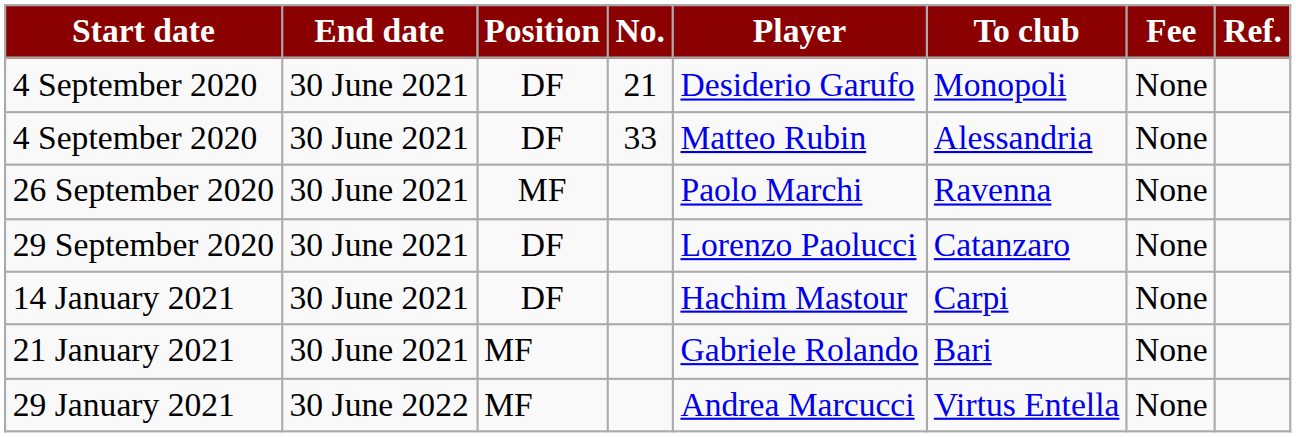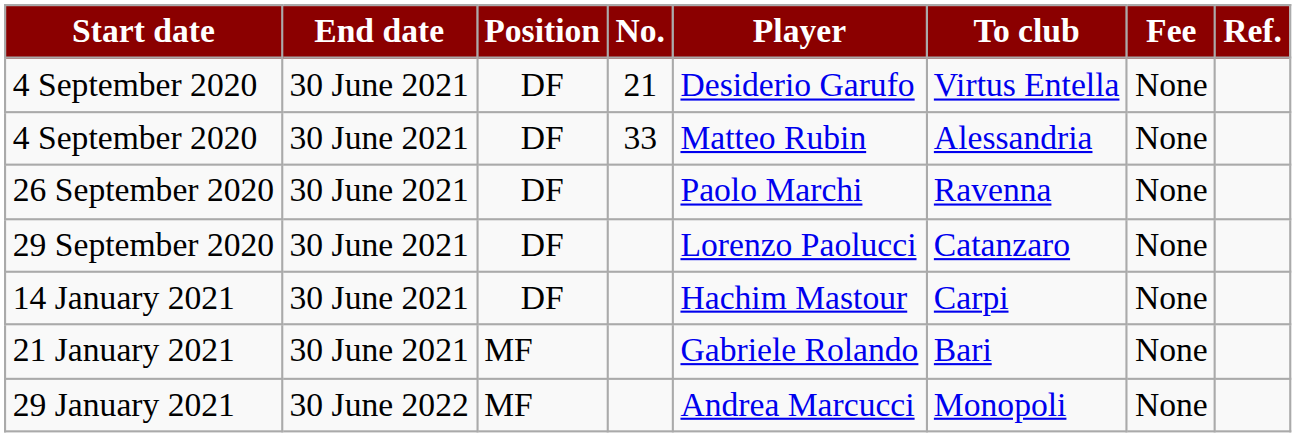(1000, 84) Monopoli -> (1027, 84) Virtus Entella
(542, 191) MF -> (542, 191) DF
(1027, 404) Virtus Entella -> (1000, 404) Monopoli
